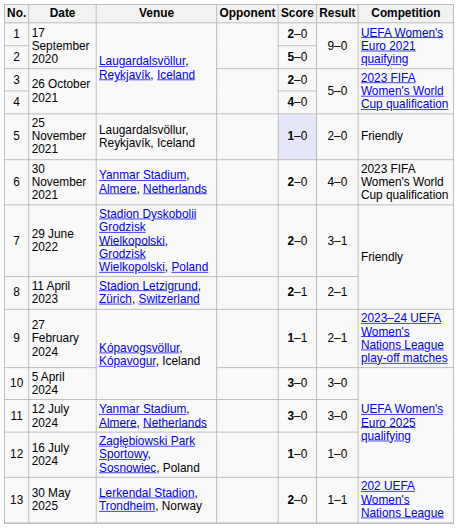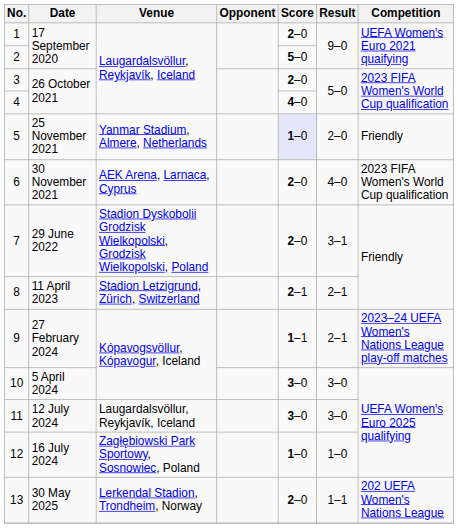(147, 136) Laugardalsvöllur, Reykjavík, Iceland -> (153, 136) Yanmar Stadium, Almere, Netherlands
(153, 182) Yanmar Stadium, Almere, Netherlands -> (154, 182) AEK Arena, Larnaca, Cyprus
(153, 415) Yanmar Stadium, Almere, Netherlands -> (147, 415) Laugardalsvöllur, Reykjavík, Iceland
